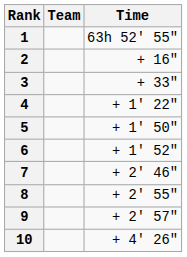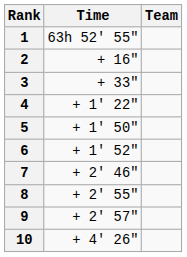columns swapped: (64, 16) <-> (133, 16)
